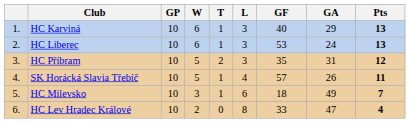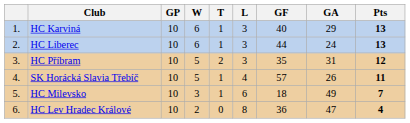(281, 45) 53 -> (281, 45) 44
(281, 110) 33 -> (281, 110) 36
